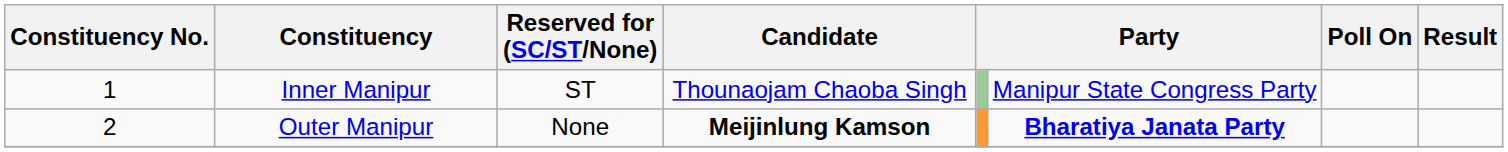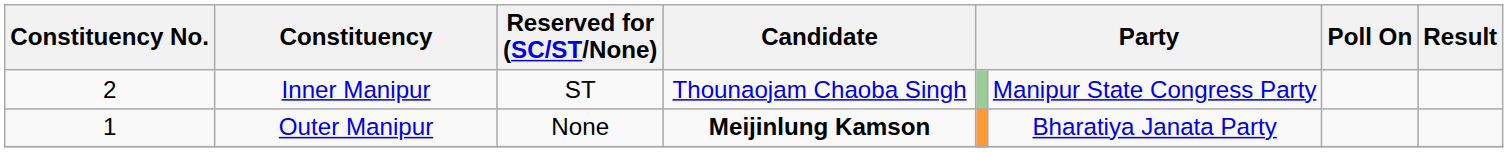(110, 89) 1 -> (110, 89) 2
(110, 127) 2 -> (110, 127) 1
(1155, 127) bold -> (1155, 127) normal
